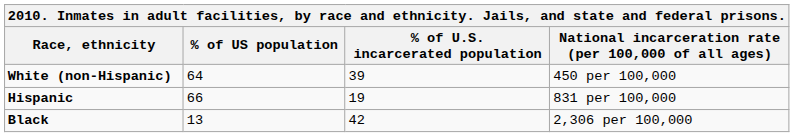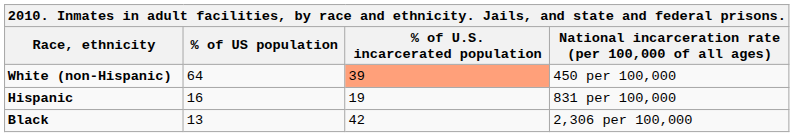(357, 76) no background -> (357, 76) lightsalmon background
(195, 98) 66 -> (195, 98) 16
